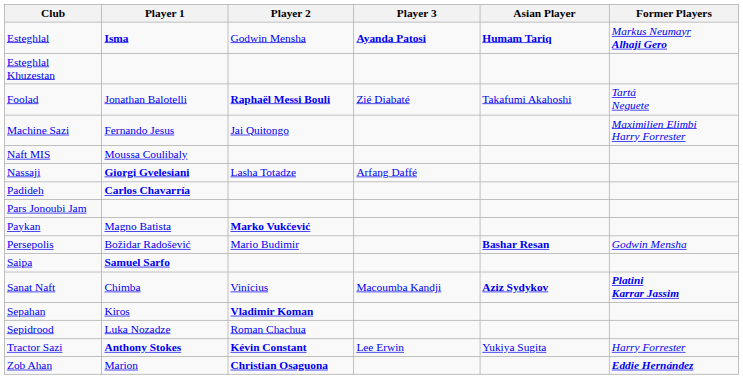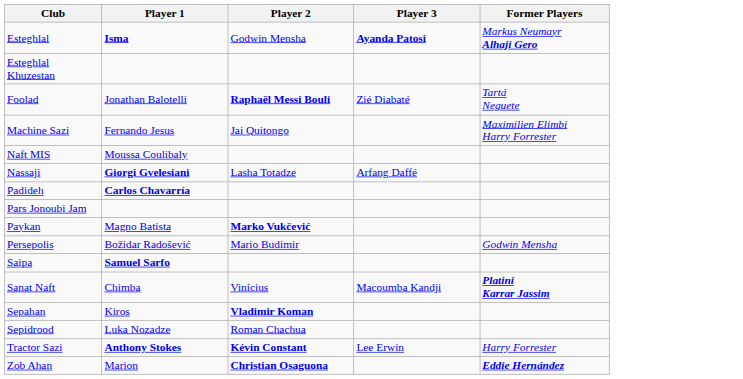- column: (544, 13)
